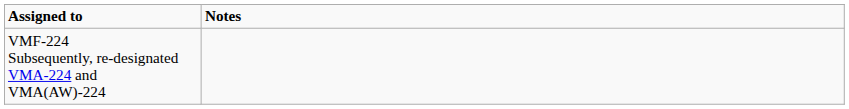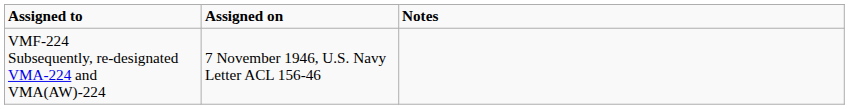+ column: (244, 16)
